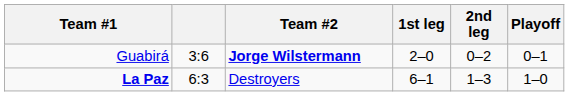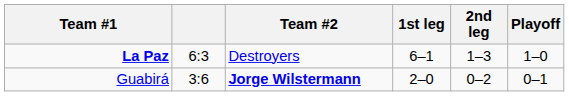rows swapped: (143, 56) <-> (146, 79)
